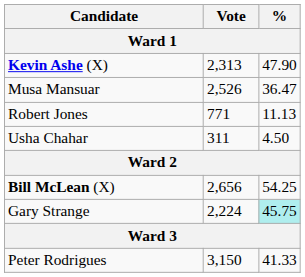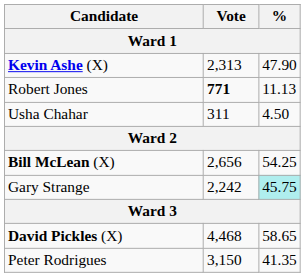- row: (54, 89)
(219, 114) normal -> (219, 89) bold
(224, 211) 2,224 -> (224, 187) 2,242
+ row: (65, 235)
(279, 260) 41.33 -> (279, 260) 41.35
